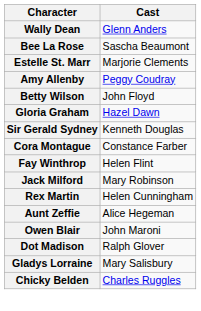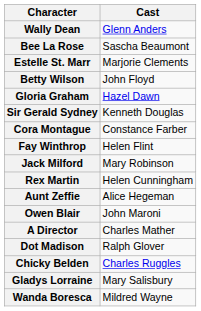- row: (52, 79)
+ row: (52, 230)
rows swapped: (52, 280) <-> (52, 264)
+ row: (52, 297)
